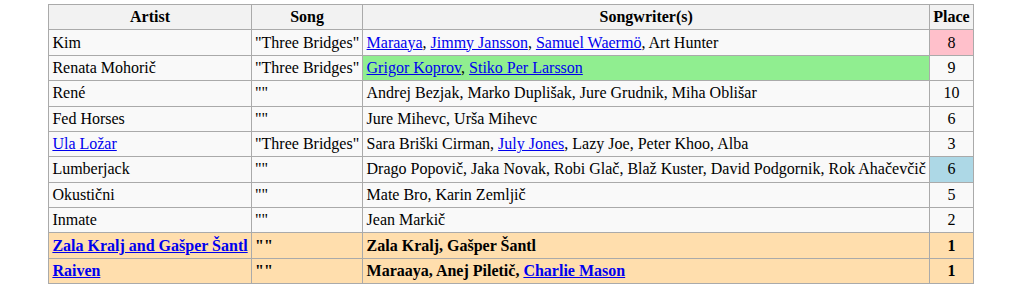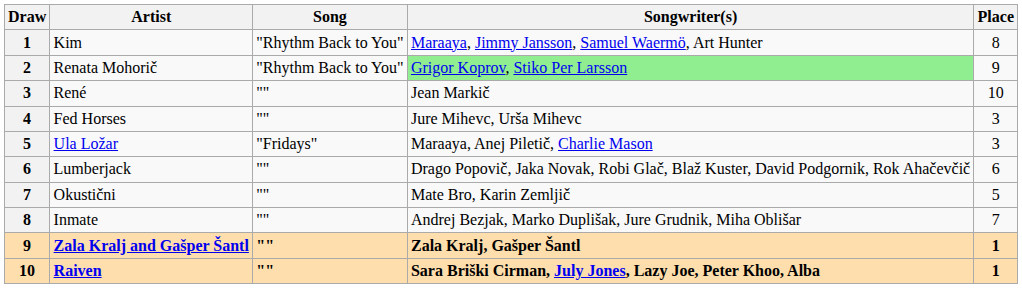+ column: (27, 17)
(307, 42) "Three Bridges" -> (330, 42) "Rhythm Back to You"
(951, 42) pink background -> (996, 42) no background
(307, 67) "Three Bridges" -> (330, 67) "Rhythm Back to You"
(562, 93) Andrej Bezjak, Marko Duplišak, Jure Grudnik, Miha Oblišar -> (450, 93) Jean Markič
(951, 118) 6 -> (996, 118) 3
(307, 144) "Three Bridges" -> (287, 144) "Fridays"
(557, 144) Sara Briški Cirman, July Jones, Lazy Joe, Peter Khoo, Alba -> (532, 144) Maraaya, Anej Piletič, Charlie Mason
(951, 169) lightblue background -> (996, 169) no background
(406, 220) Jean Markič -> (606, 220) Andrej Bezjak, Marko Duplišak, Jure Grudnik, Miha Oblišar
(951, 220) 2 -> (996, 220) 7
(496, 270) Maraaya, Anej Piletič, Charlie Mason -> (615, 270) Sara Briški Cirman, July Jones, Lazy Joe, Peter Khoo, Alba
